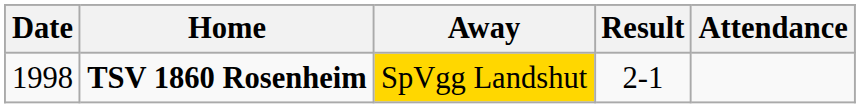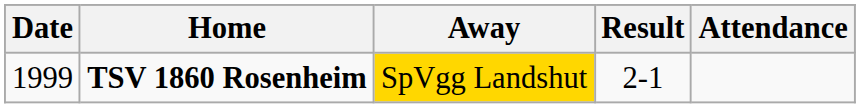(43, 77) 1998 -> (43, 77) 1999
